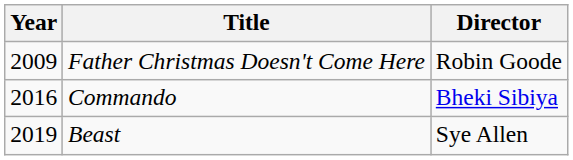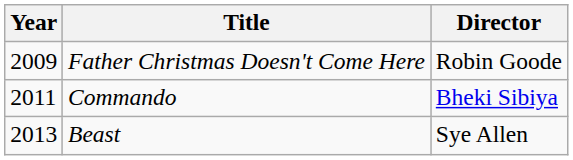(34, 97) 2016 -> (33, 97) 2011
(34, 135) 2019 -> (34, 135) 2013
